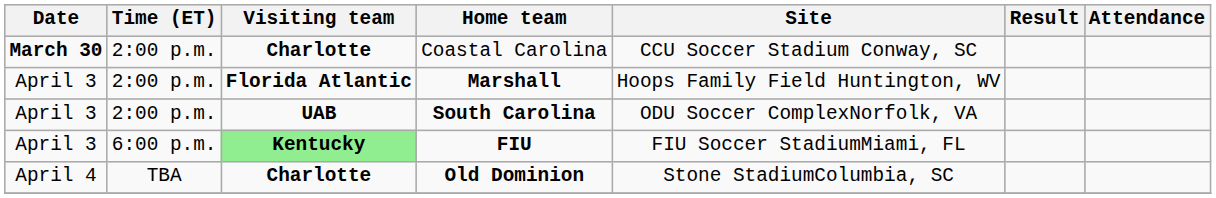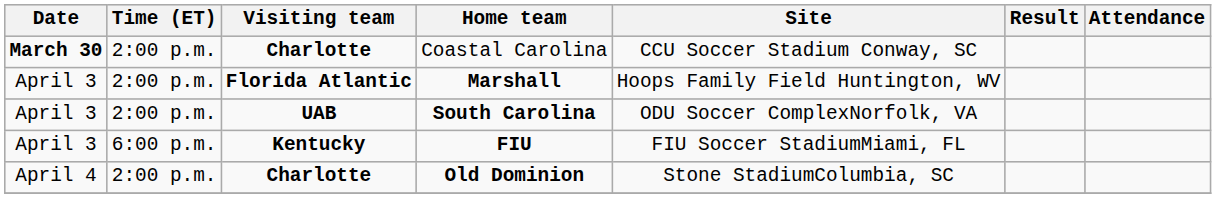(319, 146) lightgreen background -> (319, 146) no background
(164, 177) TBA -> (164, 177) 2:00 p.m.
